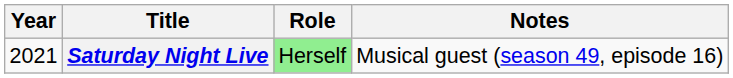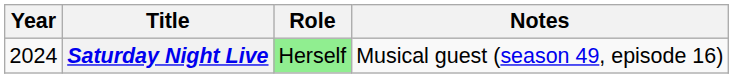(33, 55) 2021 -> (33, 55) 2024
